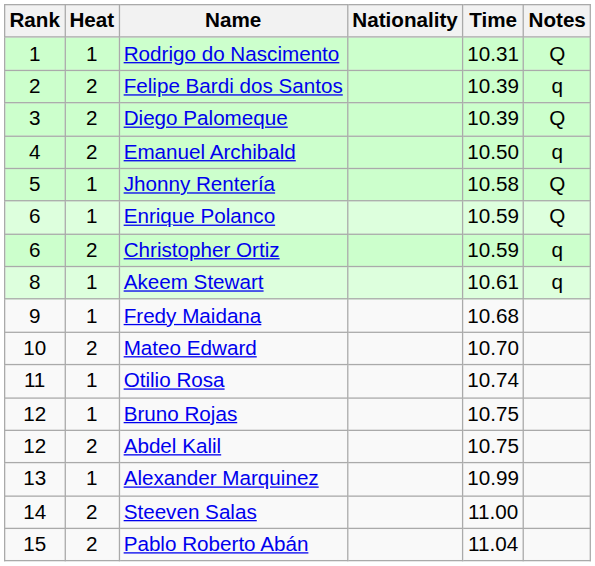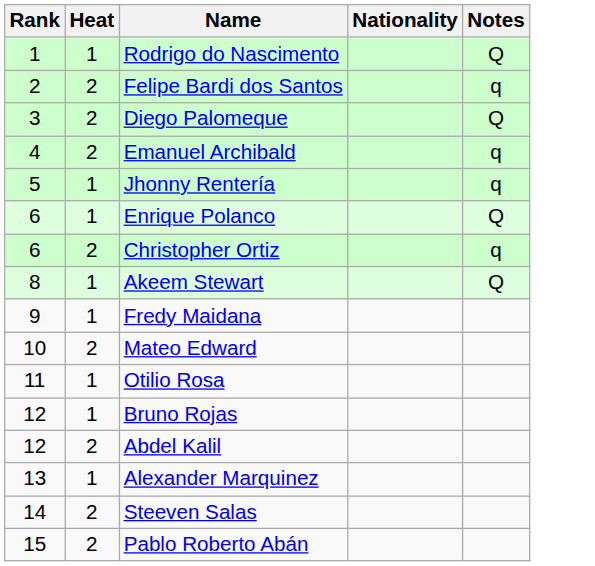- column: (493, 20)
(557, 184) Q -> (496, 184) q
(557, 282) q -> (496, 282) Q
